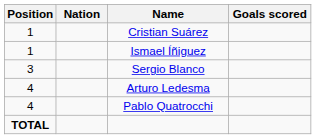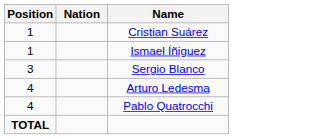- column: (270, 14)
